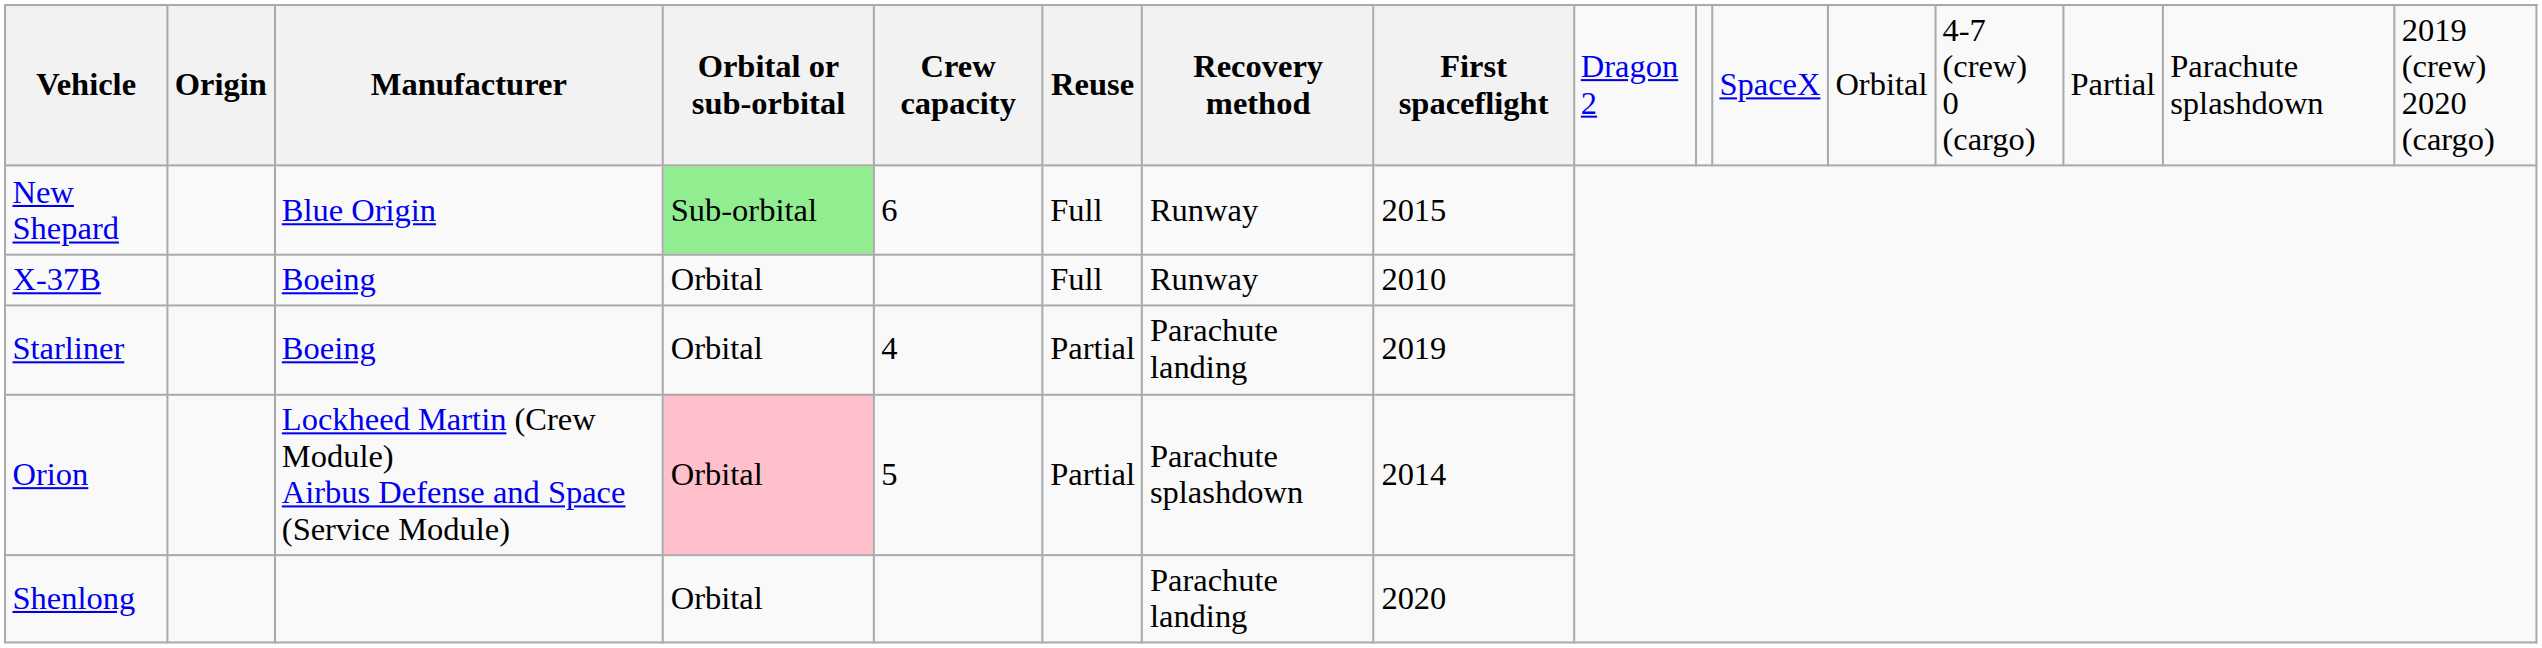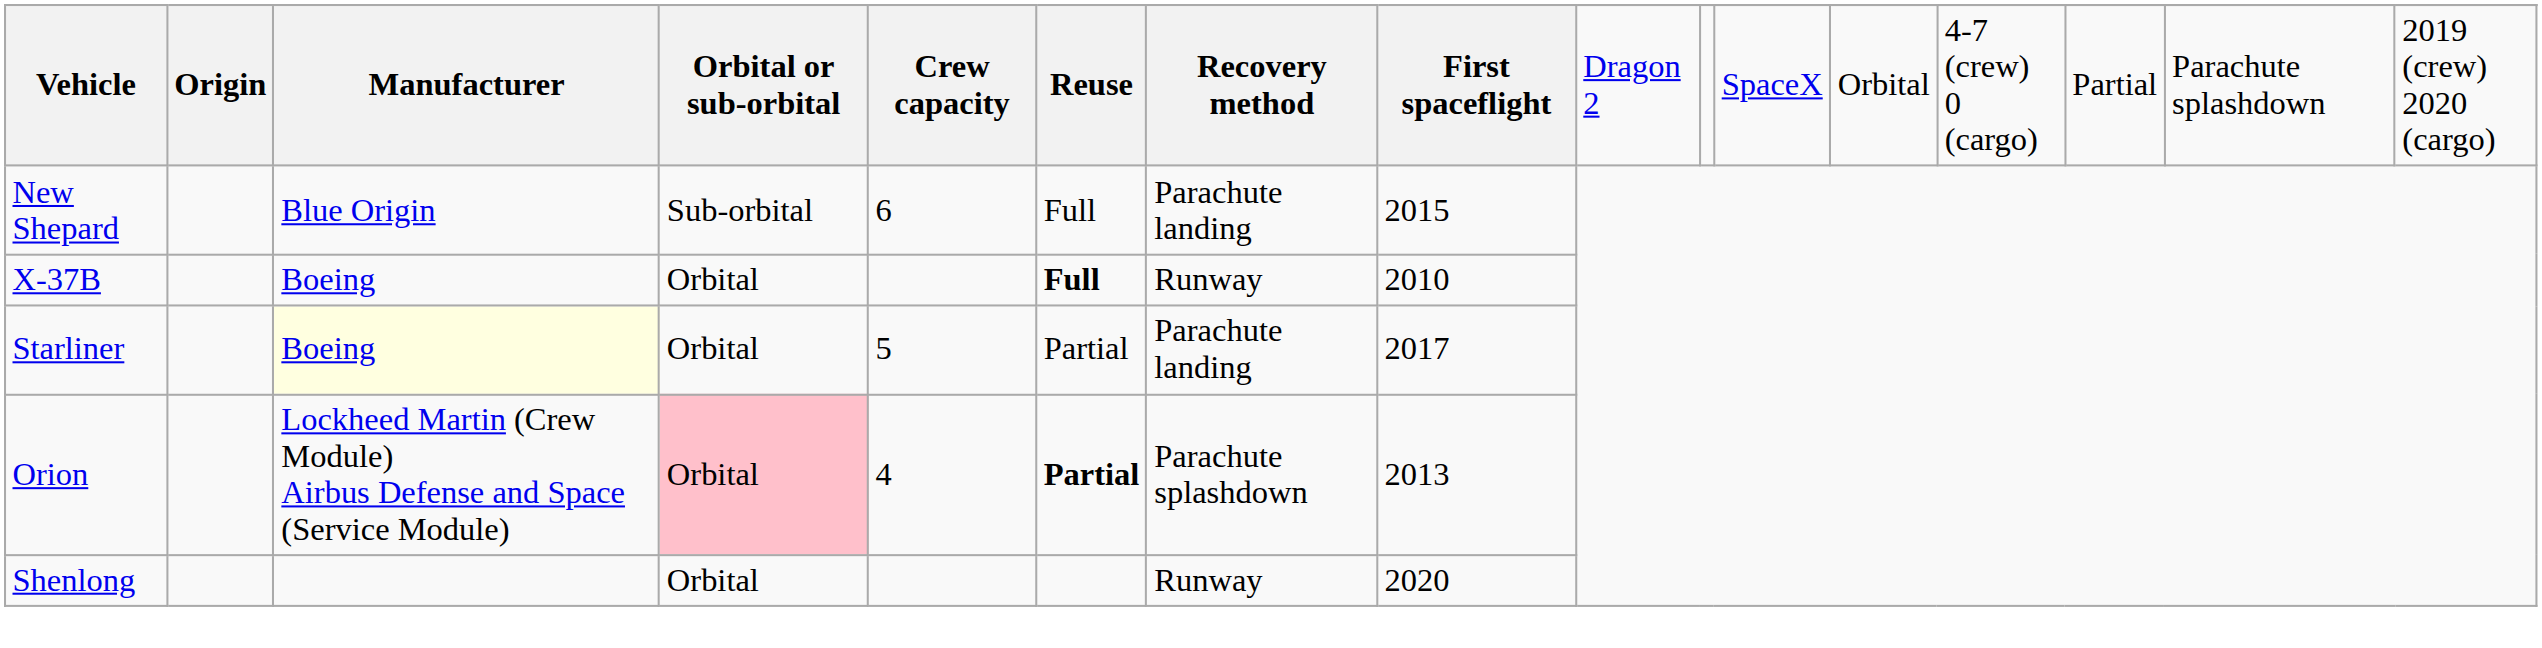(744, 209) lightgreen background -> (740, 209) no background
(1204, 209) Runway -> (1218, 209) Parachute landing
(1076, 279) normal -> (1072, 279) bold
(329, 349) no background -> (328, 349) lightyellow background
(889, 349) 4 -> (884, 349) 5
(1414, 349) 2019 -> (1417, 349) 2017
(889, 473) 5 -> (884, 473) 4
(1093, 473) normal -> (1092, 473) bold
(1414, 473) 2014 -> (1417, 473) 2013
(1214, 598) Parachute landing -> (1208, 580) Runway
